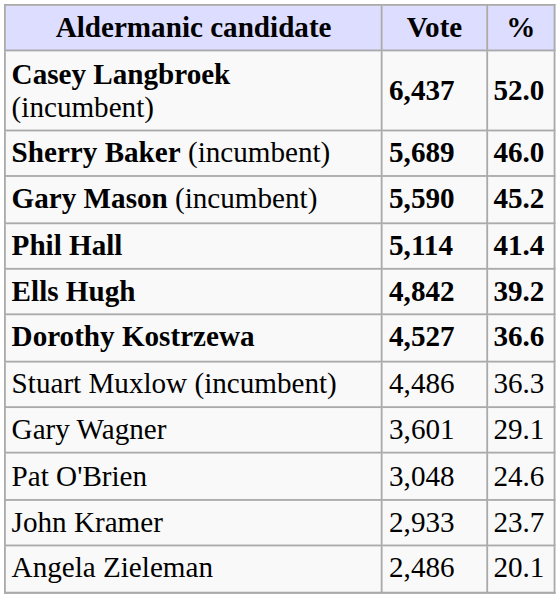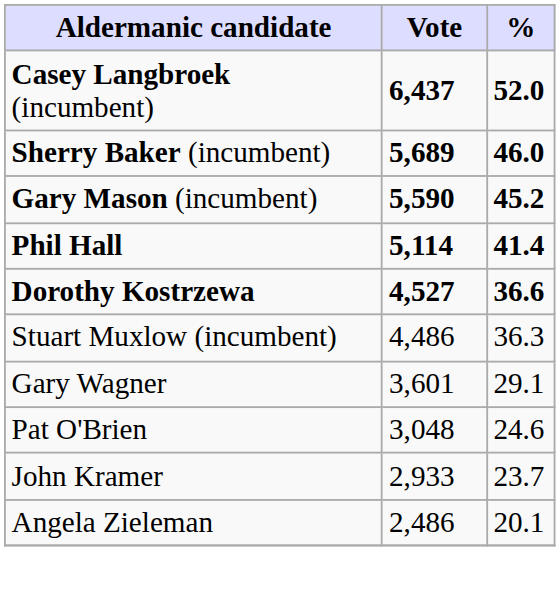- row: (74, 291)
